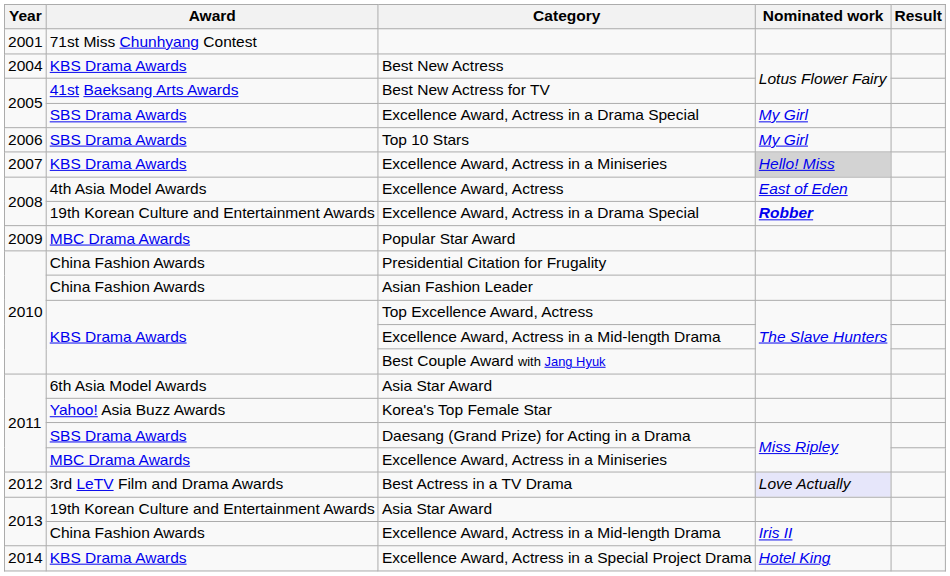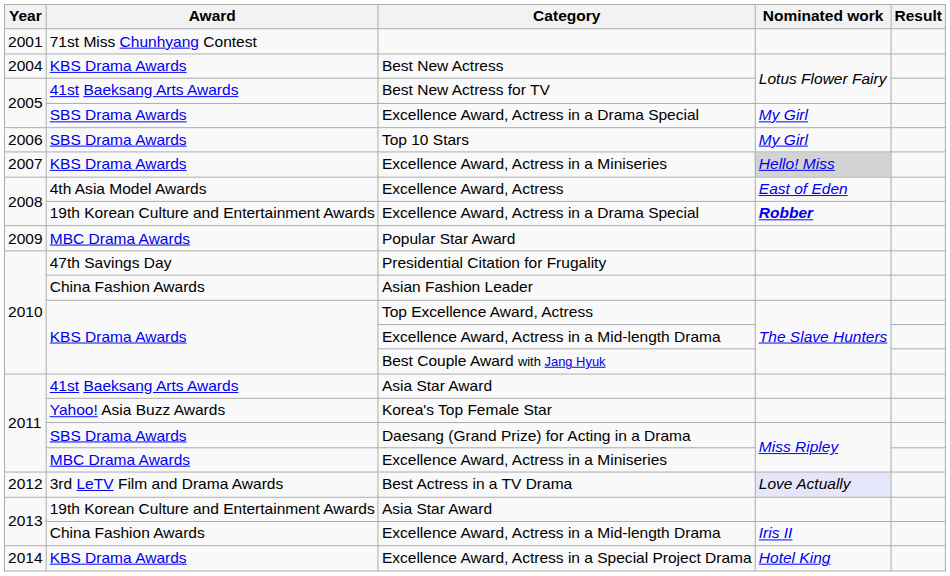(127, 262) China Fashion Awards -> (111, 262) 47th Savings Day
(128, 386) 6th Asia Model Awards -> (144, 386) 41st Baeksang Arts Awards
